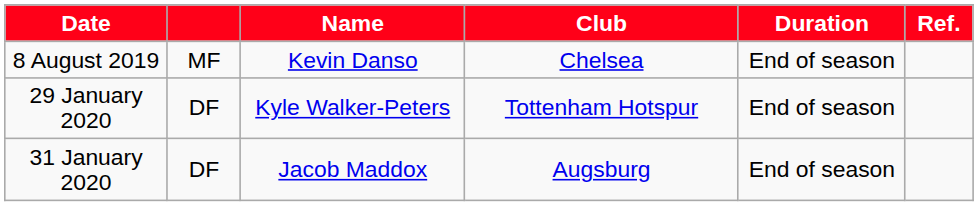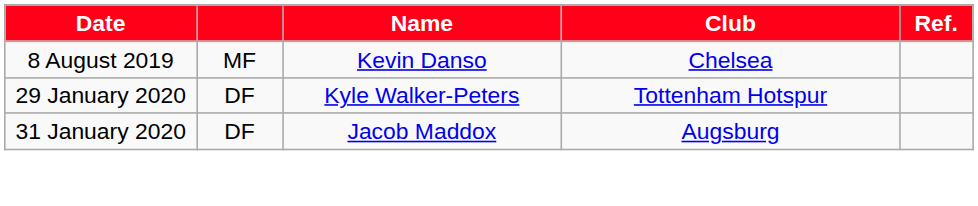- column: (822, 23)
